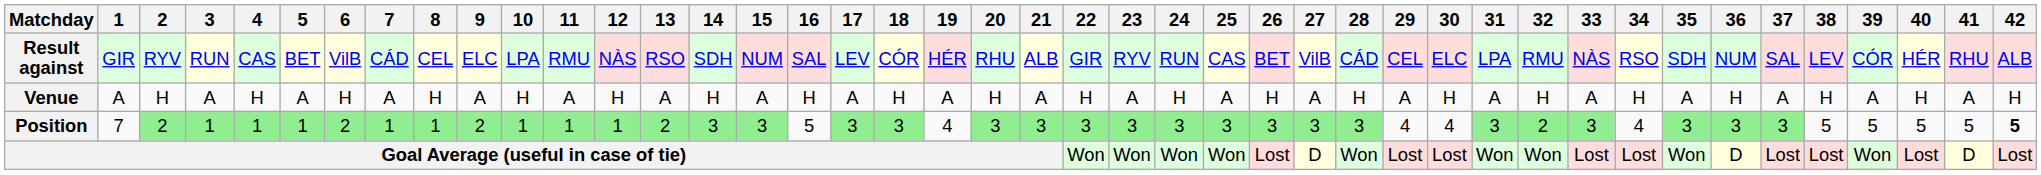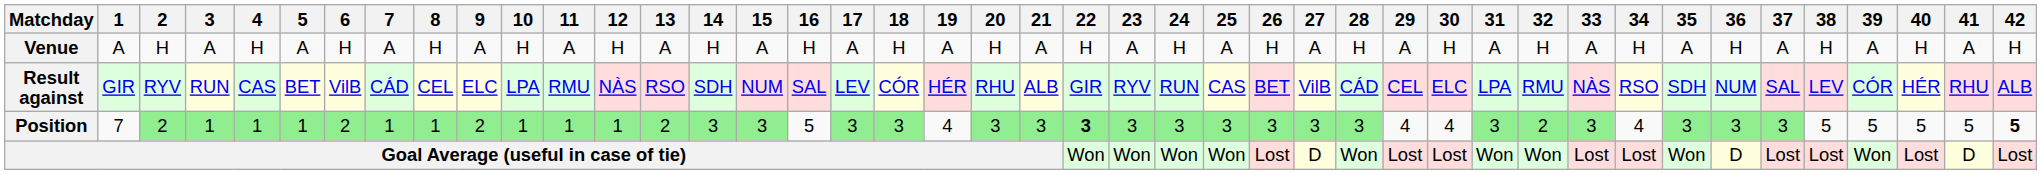rows swapped: (51, 58) <-> (51, 97)
(1086, 126) normal -> (1086, 126) bold
